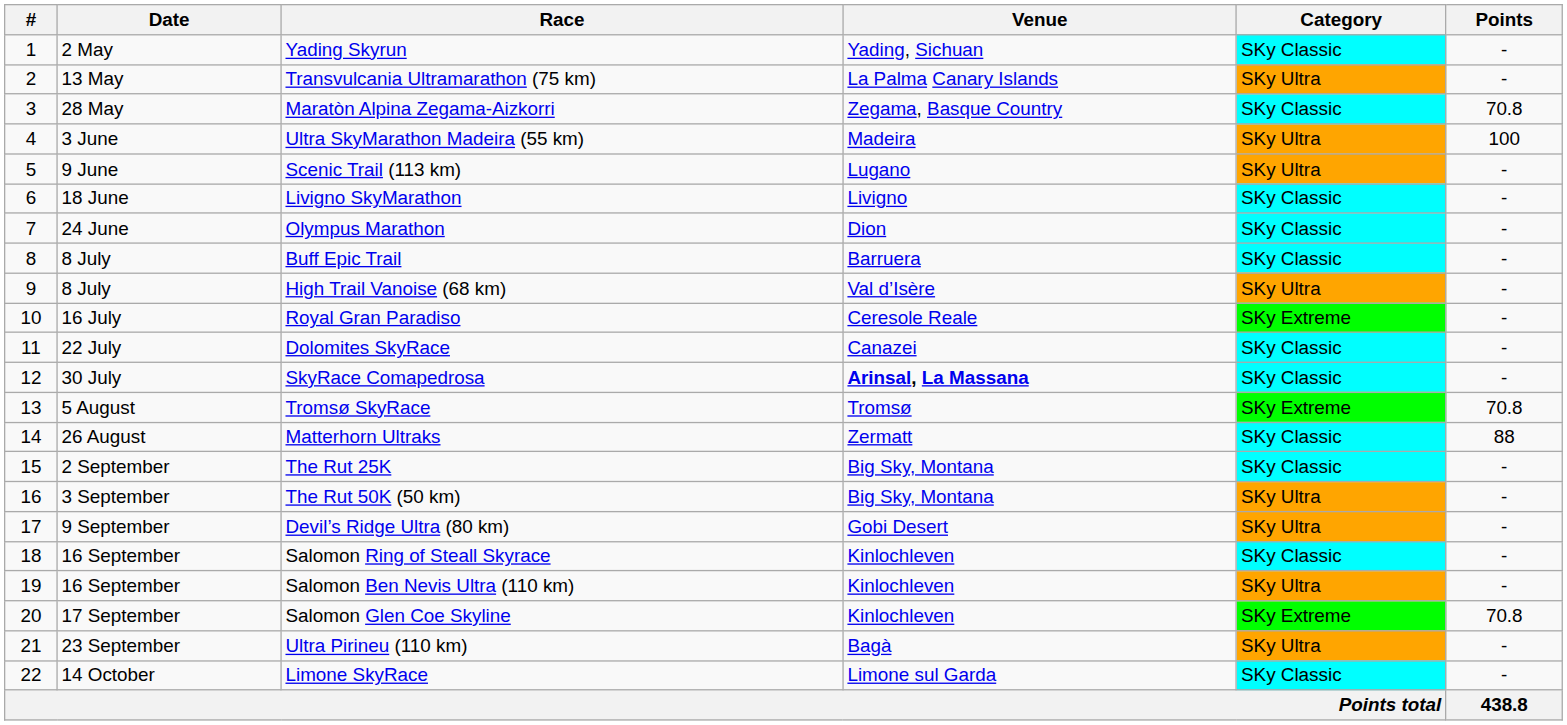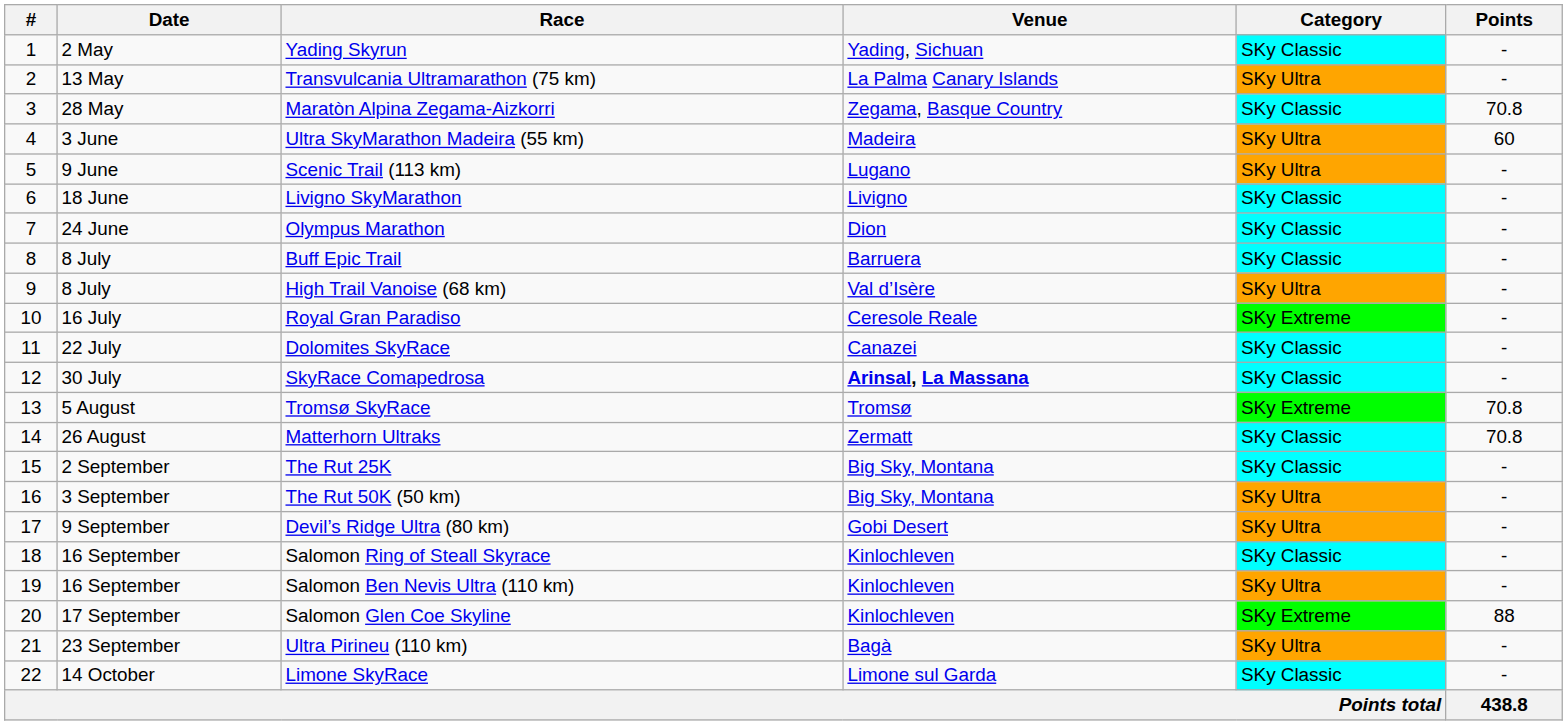(1504, 139) 100 -> (1504, 139) 60
(1504, 437) 88 -> (1504, 437) 70.8
(1504, 616) 70.8 -> (1504, 616) 88
